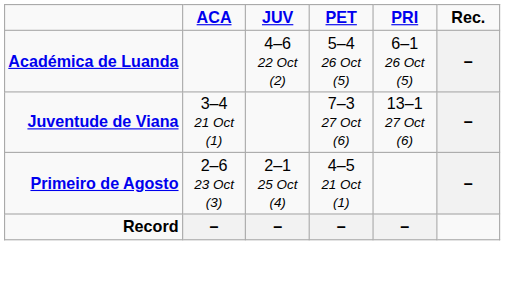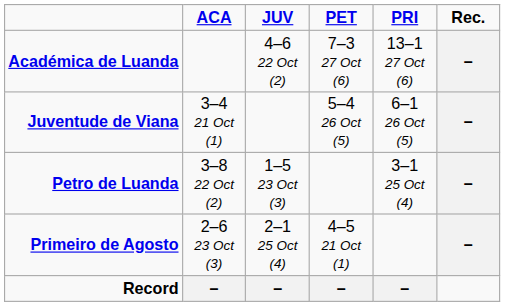(341, 61) 5–4 26 Oct (5) -> (341, 61) 7–3 27 Oct (6)
(405, 61) 6–1 26 Oct (5) -> (405, 61) 13–1 27 Oct (6)
(341, 122) 7–3 27 Oct (6) -> (341, 122) 5–4 26 Oct (5)
(405, 122) 13–1 27 Oct (6) -> (405, 122) 6–1 26 Oct (5)
+ row: (115, 184)
